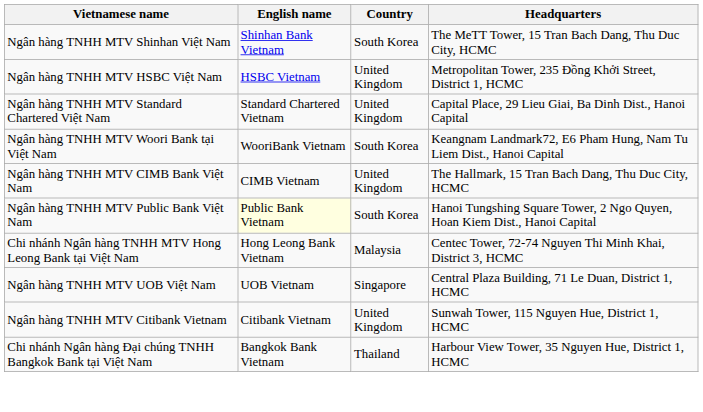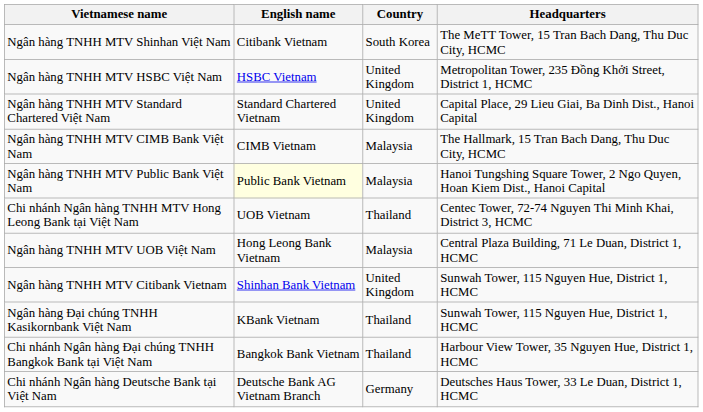(277, 42) Shinhan Bank Vietnam -> (282, 42) Citibank Vietnam
- row: (111, 146)
(378, 180) United Kingdom -> (389, 146) Malaysia
(386, 215) South Korea -> (389, 180) Malaysia
(288, 250) Hong Leong Bank Vietnam -> (274, 215) UOB Vietnam
(378, 250) Malaysia -> (388, 215) Thailand
(277, 285) UOB Vietnam -> (284, 250) Hong Leong Bank Vietnam
(380, 285) Singapore -> (389, 250) Malaysia
(286, 319) Citibank Vietnam -> (296, 285) Shinhan Bank Vietnam
+ row: (83, 319)
+ row: (112, 389)
